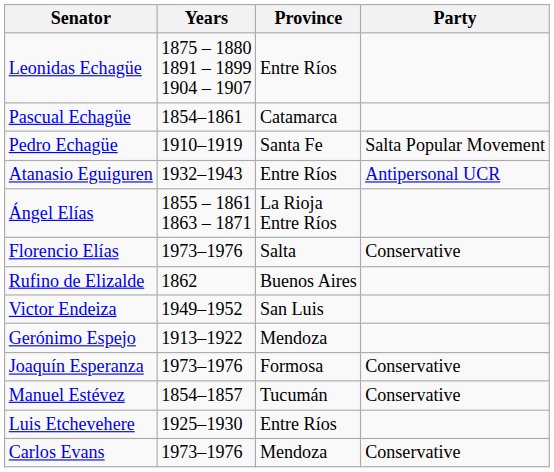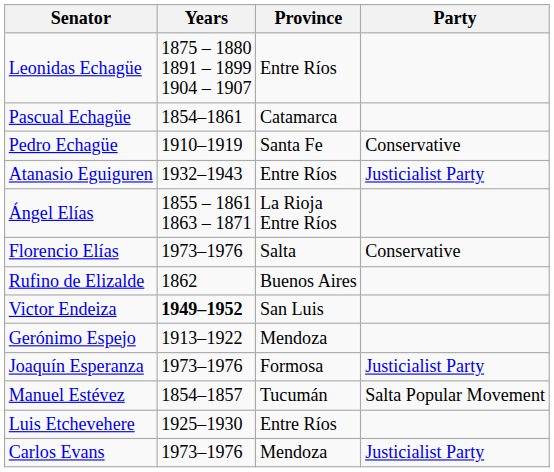(455, 145) Salta Popular Movement -> (413, 145) Conservative
(433, 174) Antipersonal UCR -> (425, 174) Justicialist Party
(202, 309) normal -> (202, 309) bold
(413, 366) Conservative -> (425, 366) Justicialist Party
(413, 395) Conservative -> (455, 395) Salta Popular Movement
(413, 452) Conservative -> (425, 452) Justicialist Party
